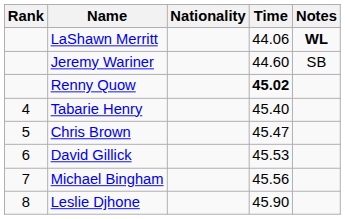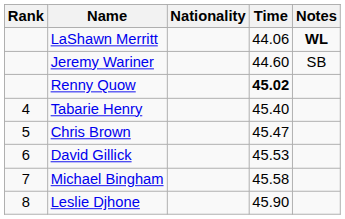(271, 179) 45.56 -> (271, 179) 45.58
